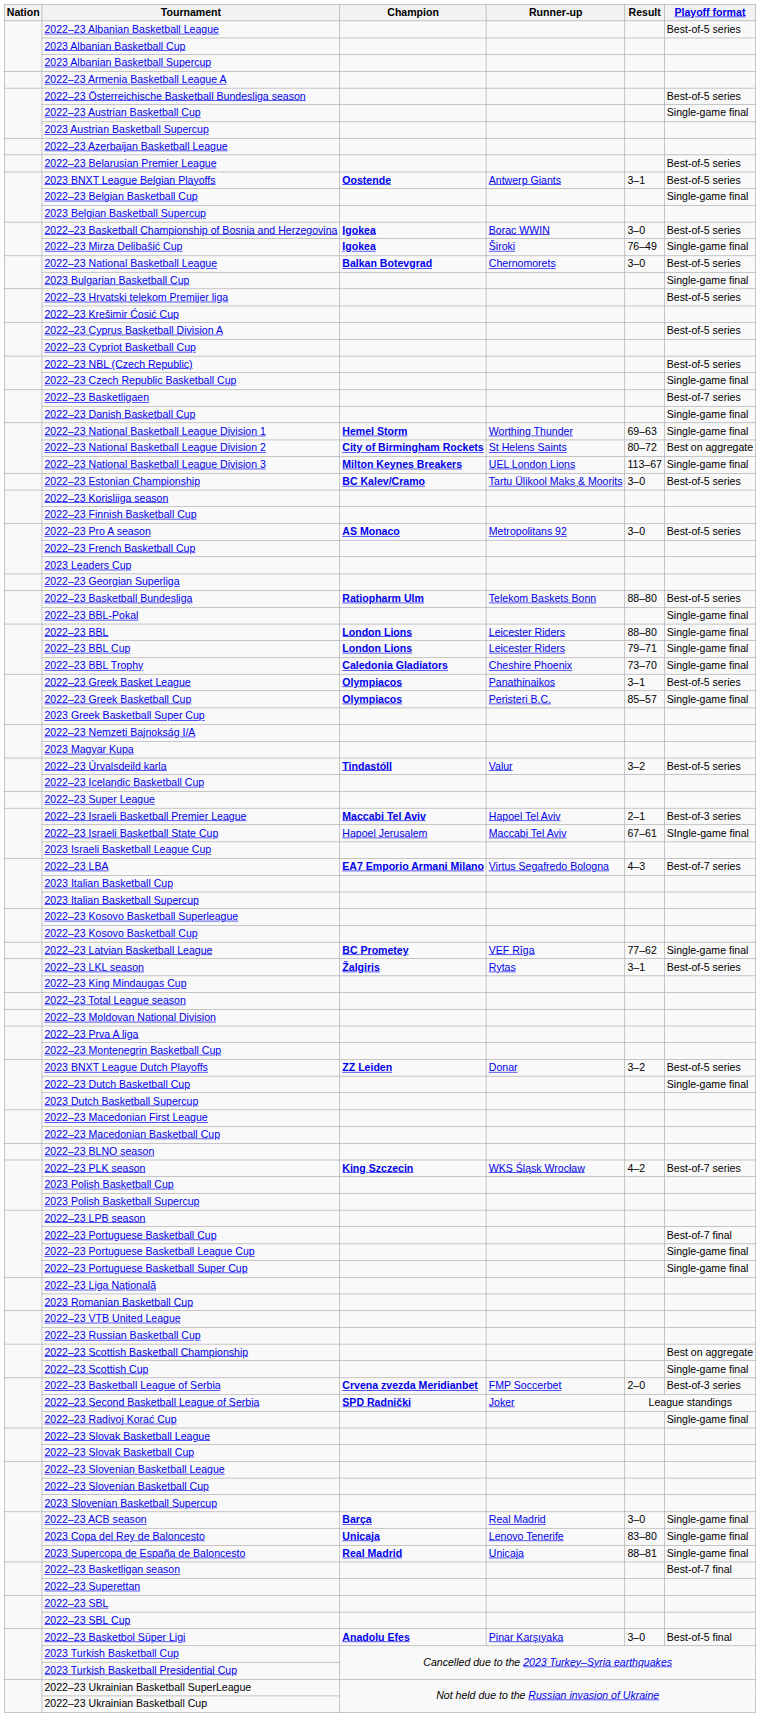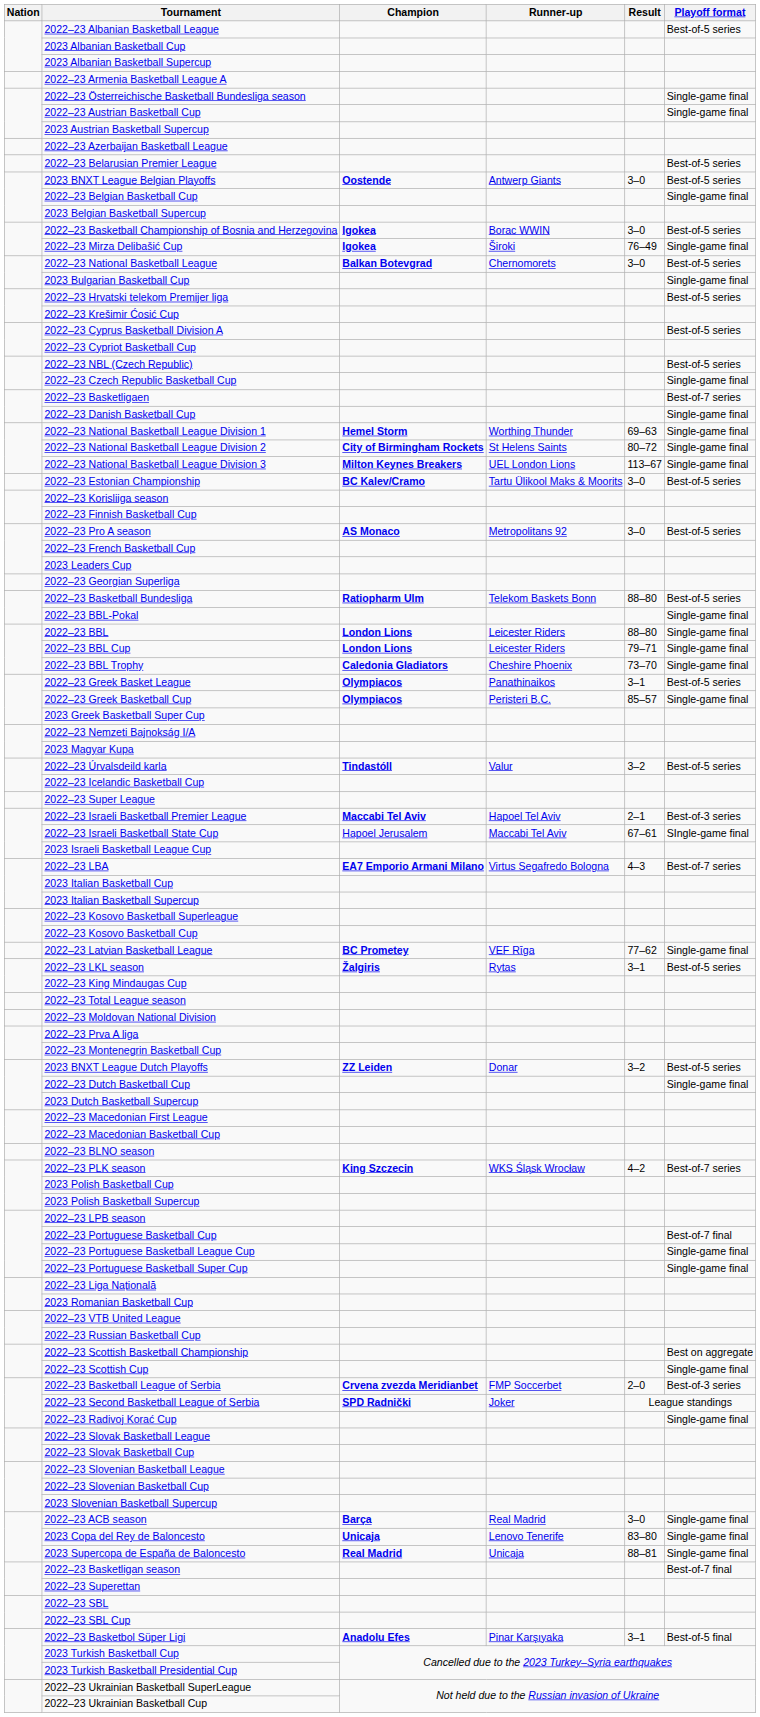(704, 96) Best-of-5 series -> (708, 96) Single-game final
(636, 180) 3–1 -> (636, 180) 3–0
(710, 448) Best on aggregate -> (708, 448) Single-game final
(636, 1637) 3–0 -> (636, 1637) 3–1
